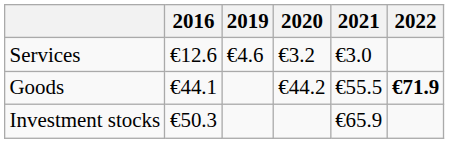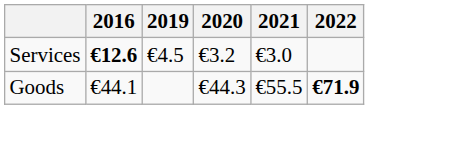(193, 54) normal -> (114, 54) bold
(245, 54) €4.6 -> (165, 54) €4.5
(302, 87) €44.2 -> (222, 87) €44.3
- row: (85, 120)
